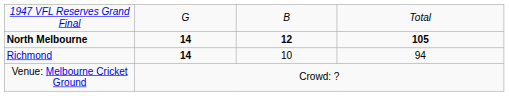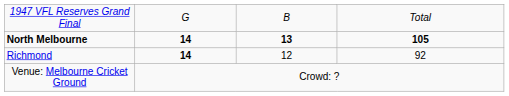(287, 39) 12 -> (287, 39) 13
(287, 55) 10 -> (287, 55) 12
(420, 55) 94 -> (420, 55) 92
